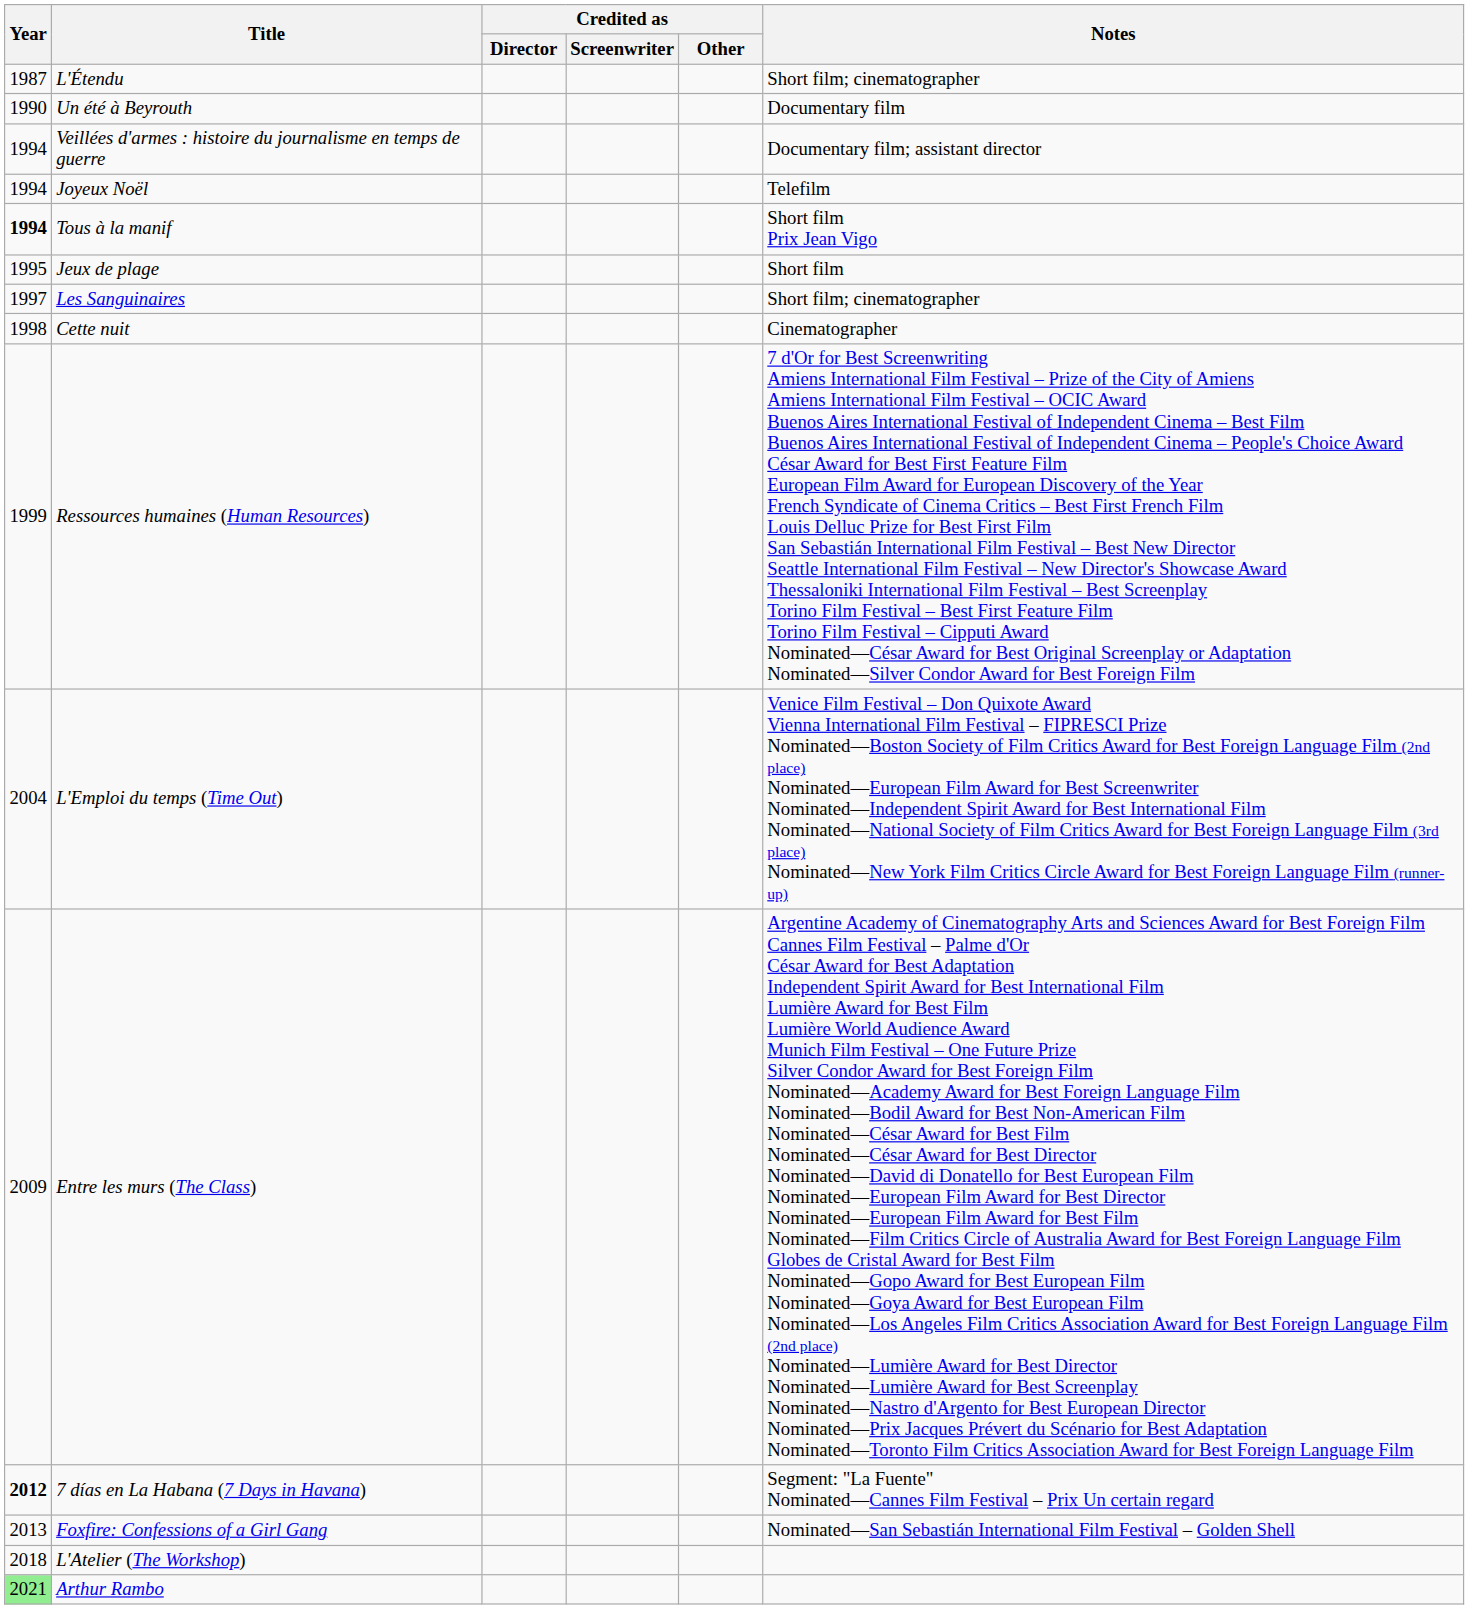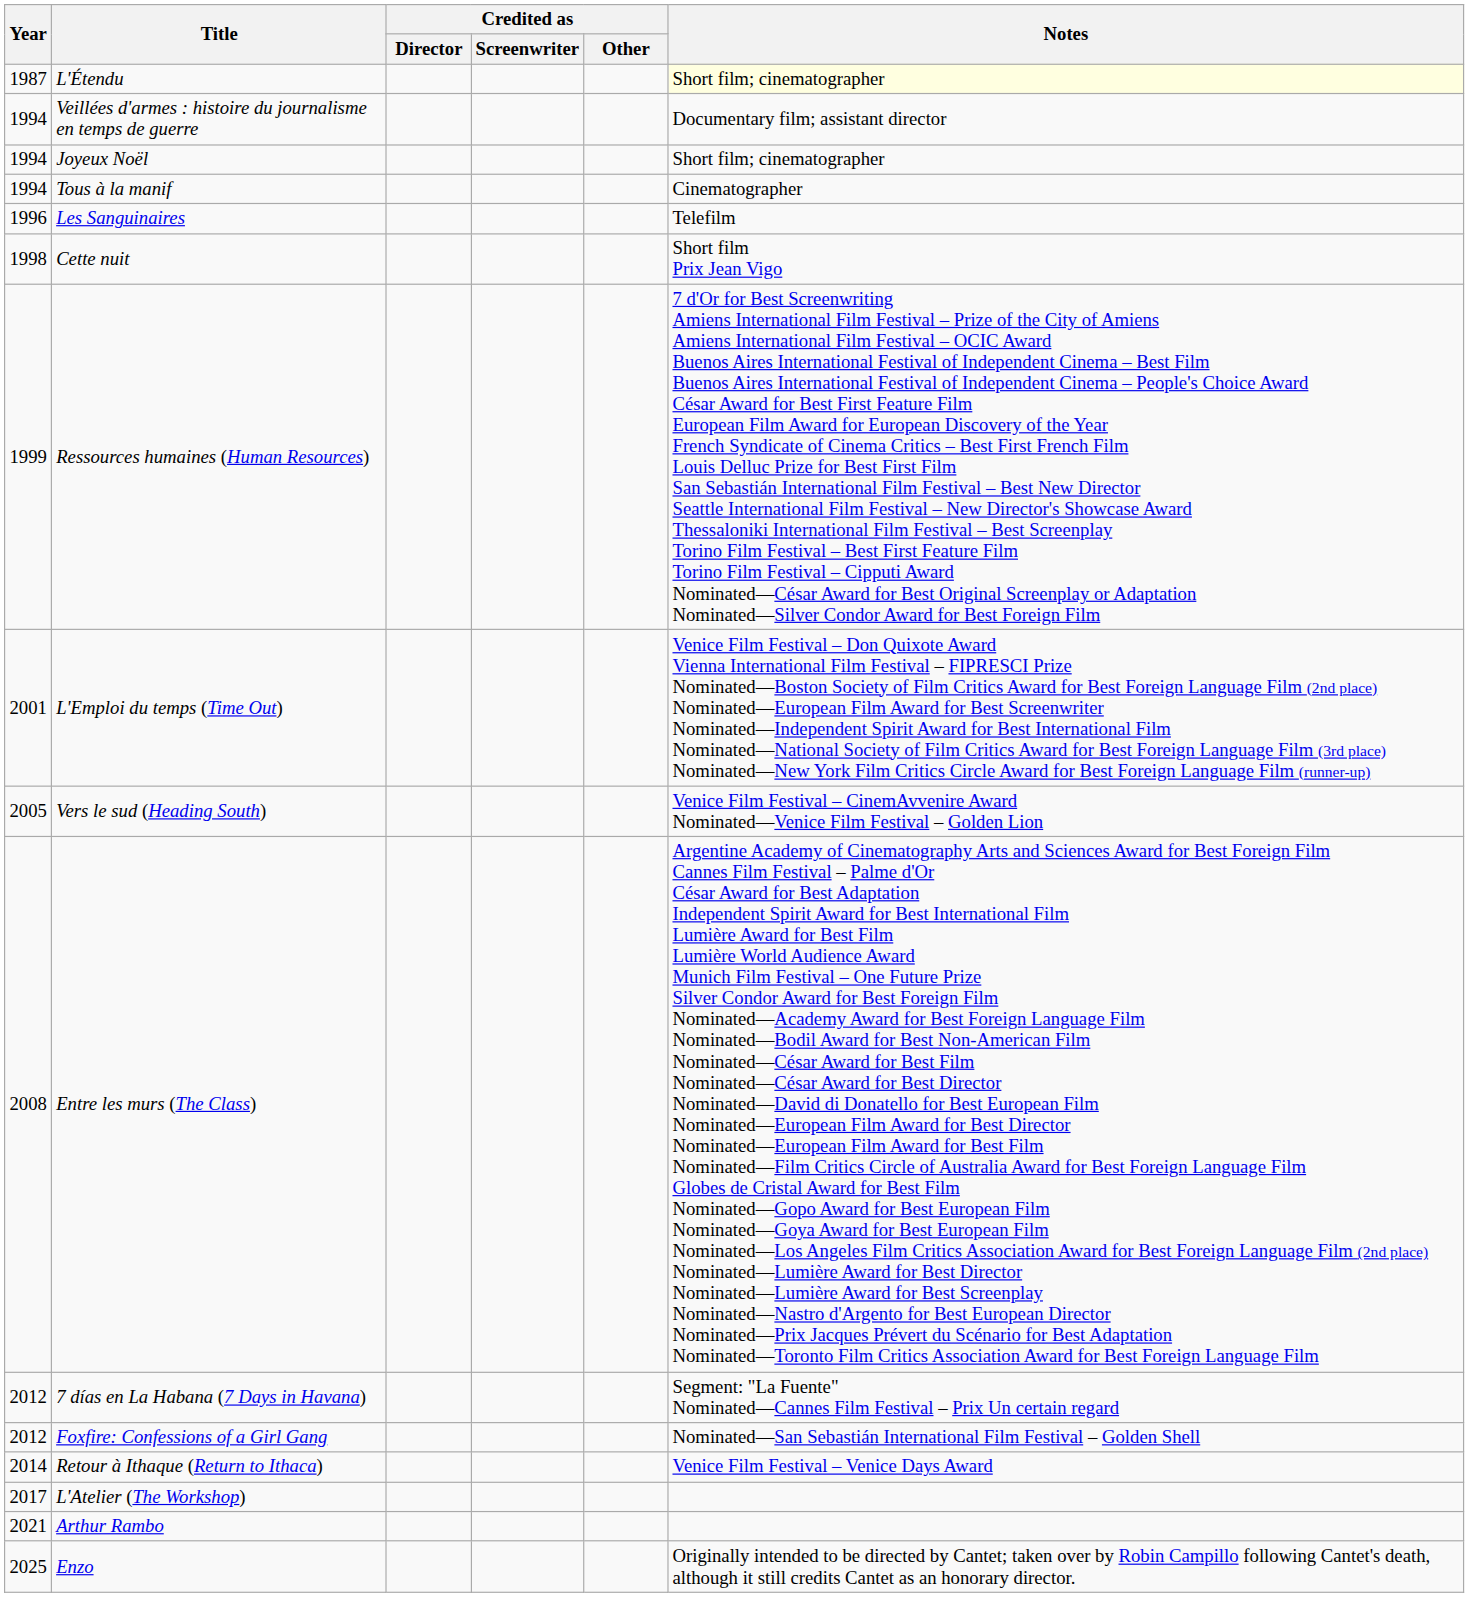(873, 78) no background -> (779, 78) lightyellow background
- row: (124, 108)
(799, 188) Telefilm -> (779, 159) Short film; cinematographer
(28, 229) bold -> (28, 188) normal
(822, 229) Short film Prix Jean Vigo -> (737, 188) Cinematographer
- row: (108, 269)
(28, 298) 1997 -> (28, 218) 1996
(873, 298) Short film; cinematographer -> (704, 218) Telefilm
(832, 328) Cinematographer -> (727, 258) Short film Prix Jean Vigo
(28, 798) 2004 -> (28, 707) 2001
+ row: (161, 811)
(28, 1186) 2009 -> (28, 1104) 2008
(28, 1489) bold -> (28, 1397) normal
(28, 1530) 2013 -> (28, 1437) 2012
+ row: (189, 1466)
(28, 1559) 2018 -> (28, 1496) 2017
(28, 1589) lightgreen background -> (28, 1526) no background
+ row: (75, 1566)
